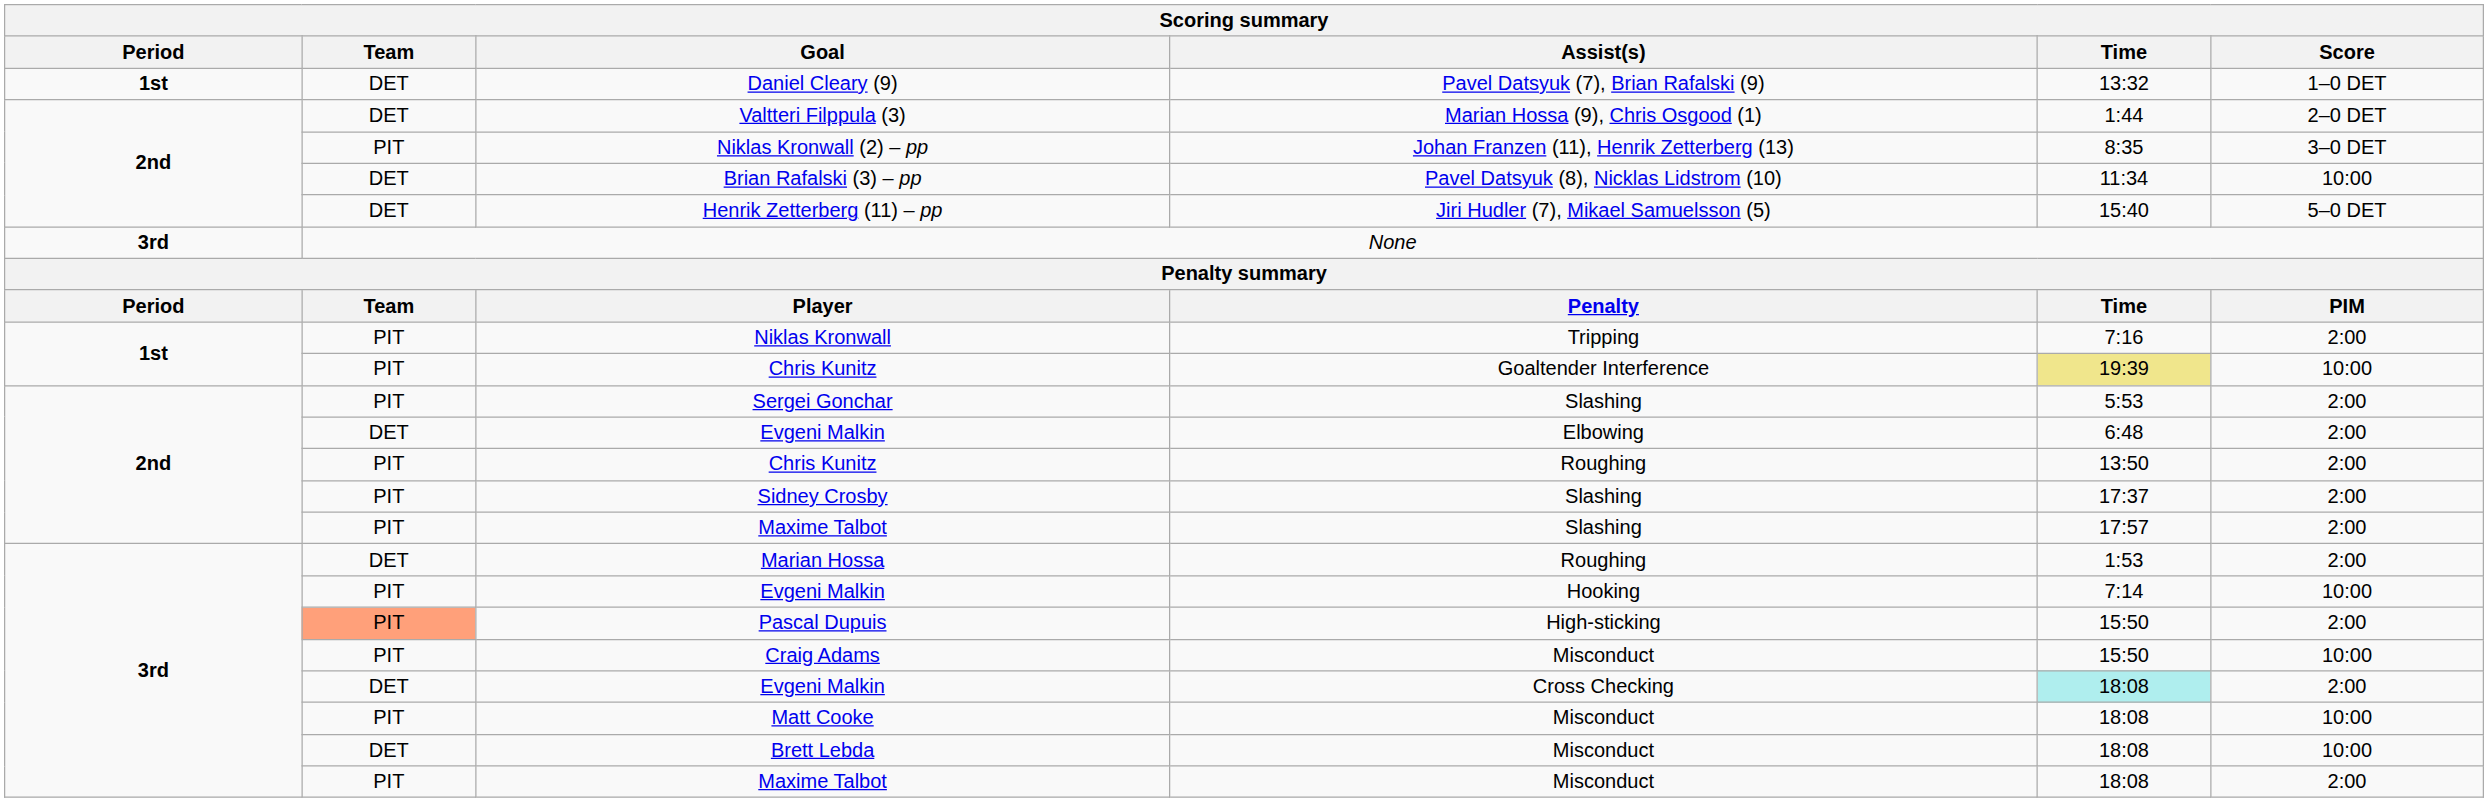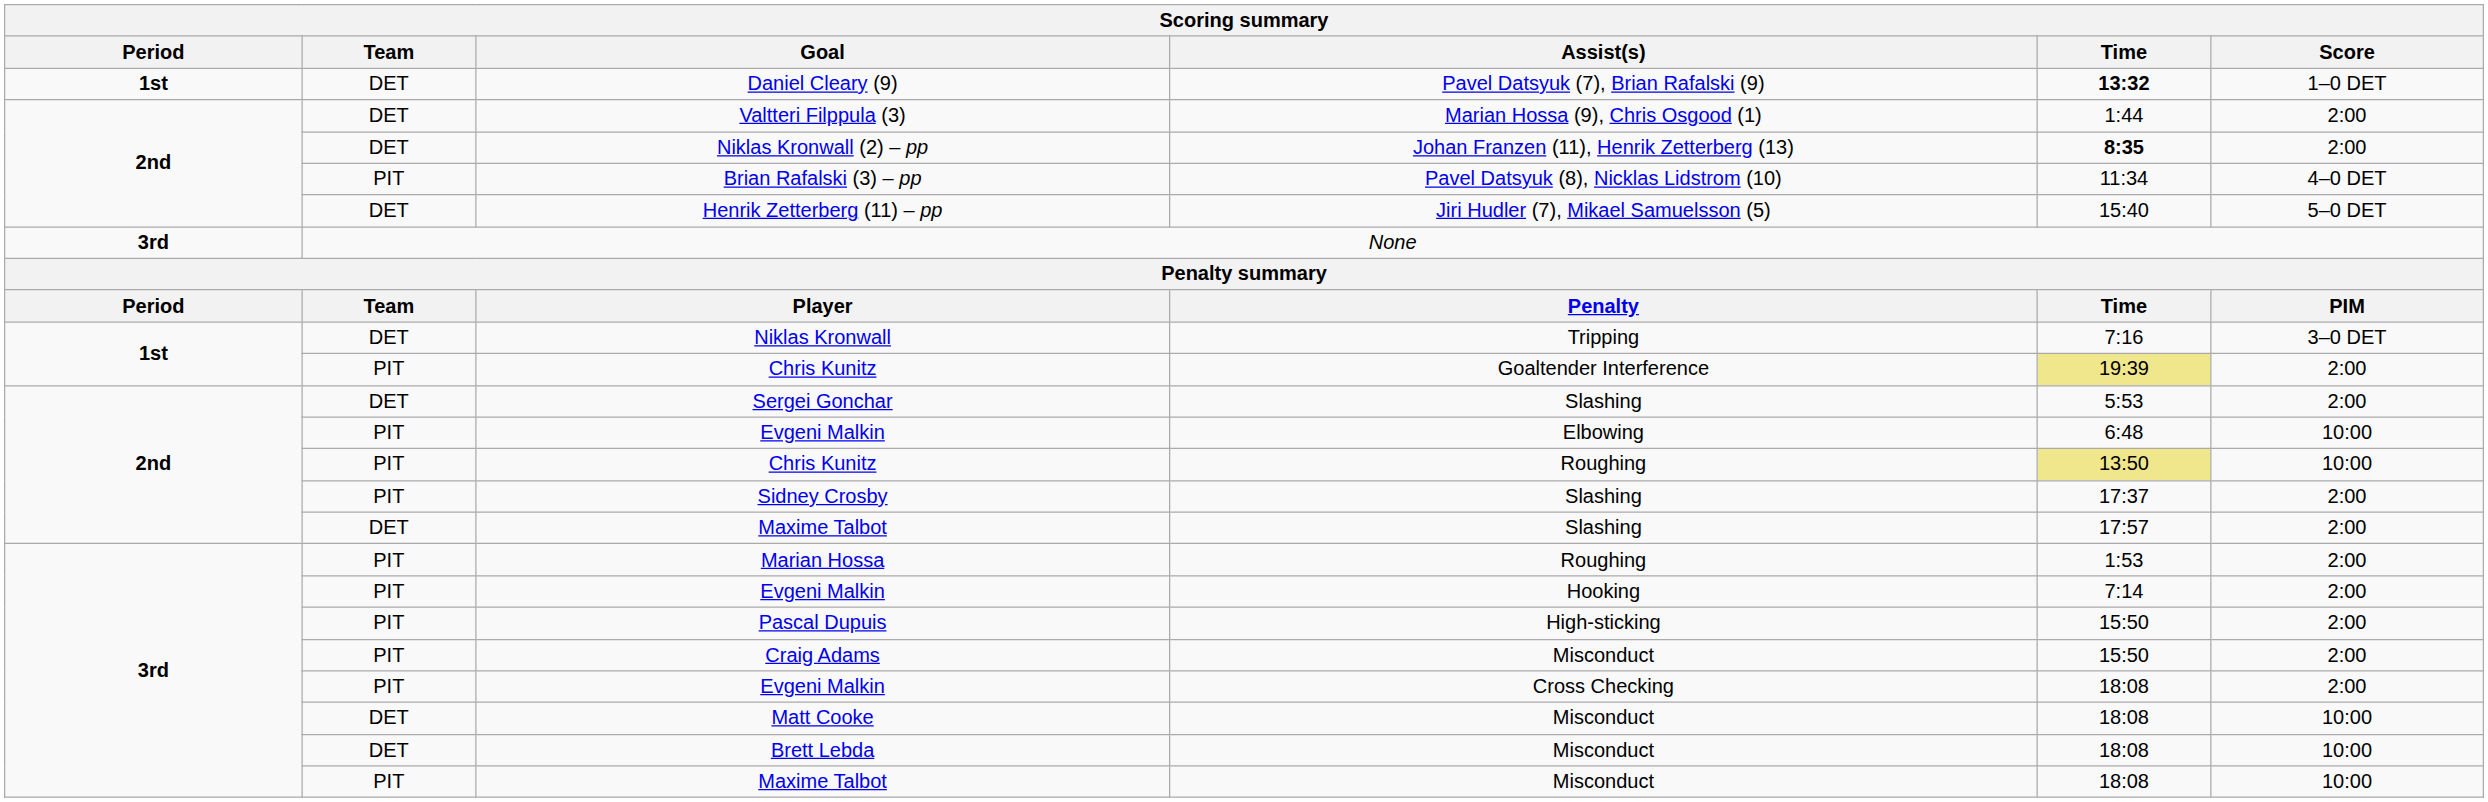(2124, 83) normal -> (2124, 83) bold
(2347, 115) 2–0 DET -> (2347, 115) 2:00
(389, 147) PIT -> (389, 147) DET
(2124, 147) normal -> (2124, 147) bold
(2347, 147) 3–0 DET -> (2347, 147) 2:00
(389, 178) DET -> (389, 178) PIT
(2347, 178) 10:00 -> (2347, 178) 4–0 DET
(389, 337) PIT -> (389, 337) DET
(2347, 337) 2:00 -> (2347, 337) 3–0 DET
(2347, 369) 10:00 -> (2347, 369) 2:00
(389, 400) PIT -> (389, 400) DET
(389, 432) DET -> (389, 432) PIT
(2347, 432) 2:00 -> (2347, 432) 10:00
(2124, 464) no background -> (2124, 464) khaki background
(2347, 464) 2:00 -> (2347, 464) 10:00
(389, 527) PIT -> (389, 527) DET
(389, 559) DET -> (389, 559) PIT
(2347, 591) 10:00 -> (2347, 591) 2:00
(389, 623) lightsalmon background -> (389, 623) no background
(2347, 654) 10:00 -> (2347, 654) 2:00
(389, 686) DET -> (389, 686) PIT
(2124, 686) paleturquoise background -> (2124, 686) no background
(389, 718) PIT -> (389, 718) DET
(2347, 781) 2:00 -> (2347, 781) 10:00
